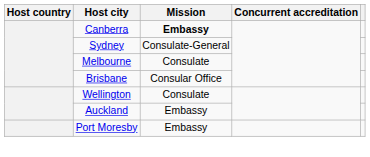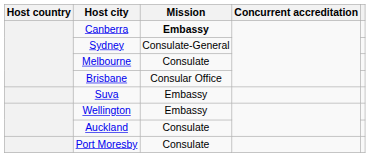+ row: (107, 95)
(186, 95) Consulate -> (186, 111) Embassy
(186, 111) Embassy -> (186, 128) Consulate
(186, 128) Embassy -> (186, 144) Consulate
